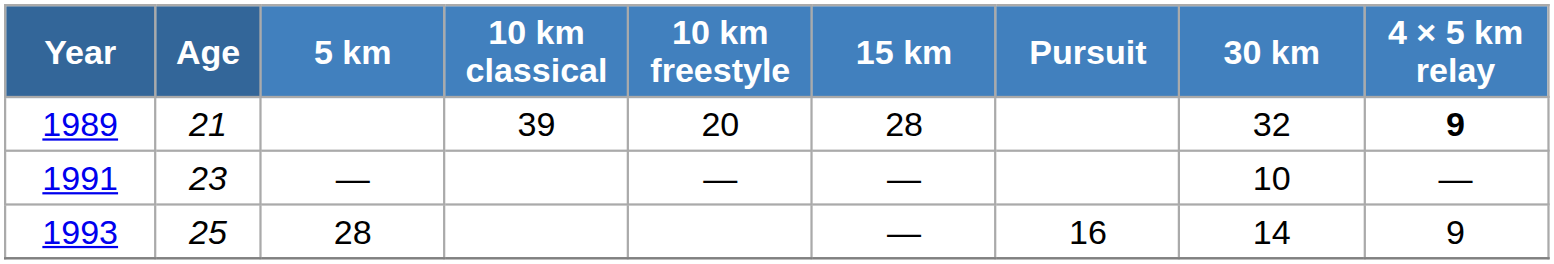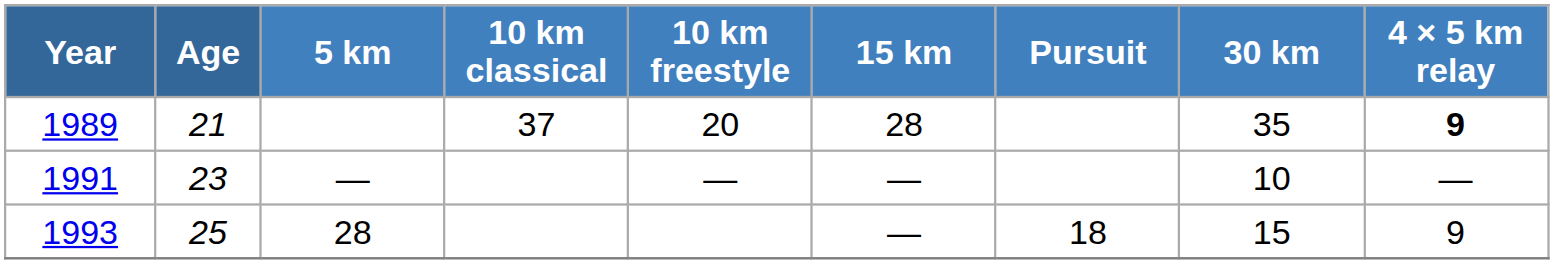(536, 124) 39 -> (536, 124) 37
(1272, 124) 32 -> (1272, 124) 35
(1088, 232) 16 -> (1088, 232) 18
(1272, 232) 14 -> (1272, 232) 15
